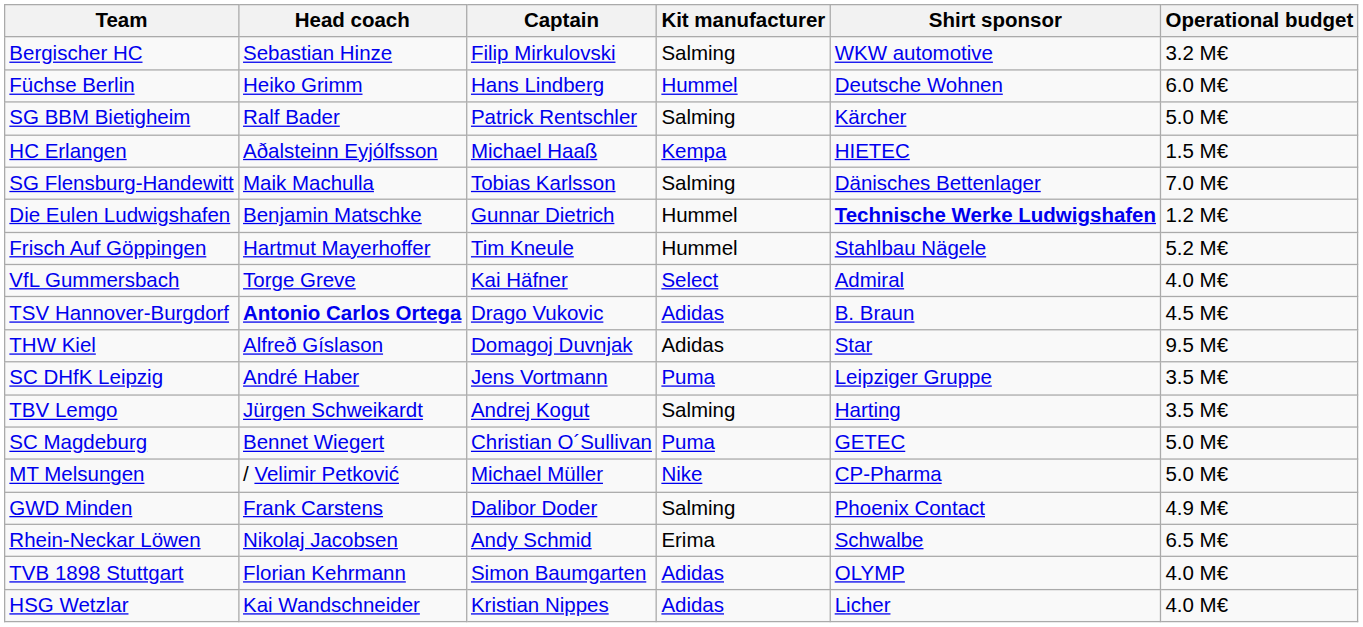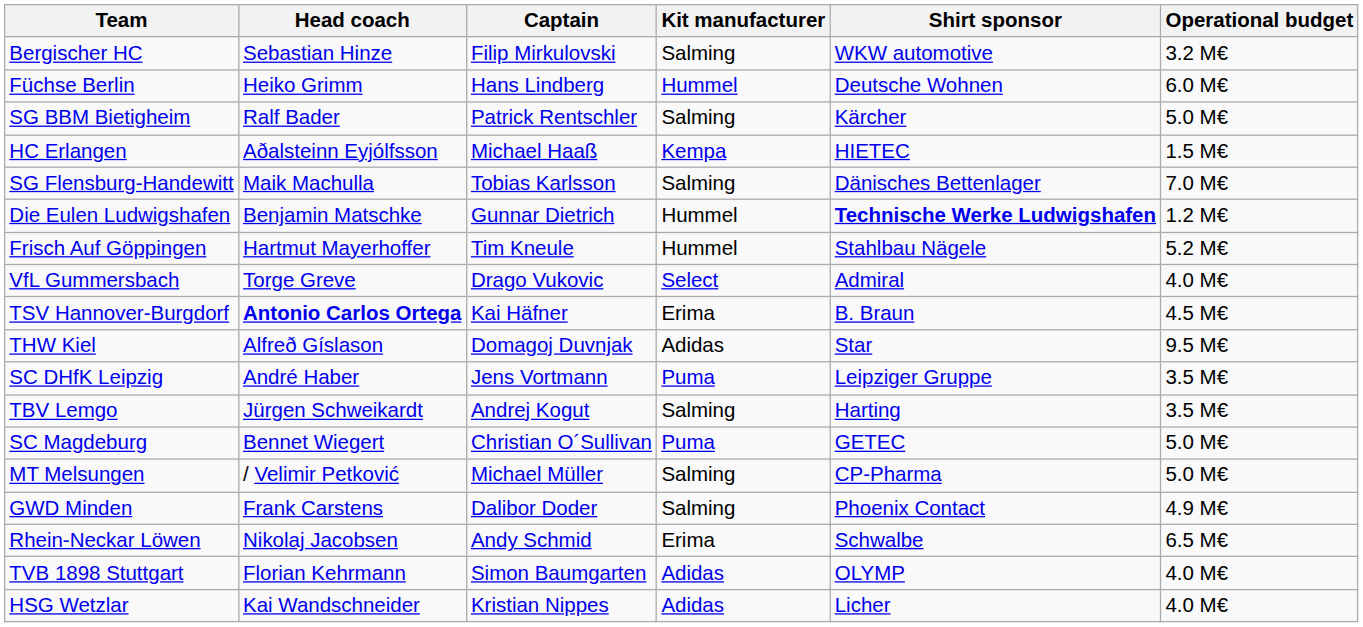(519, 280) Kai Häfner -> (537, 280) Drago Vukovic
(537, 313) Drago Vukovic -> (519, 313) Kai Häfner
(693, 313) Adidas -> (688, 313) Erima
(682, 475) Nike -> (698, 475) Salming
